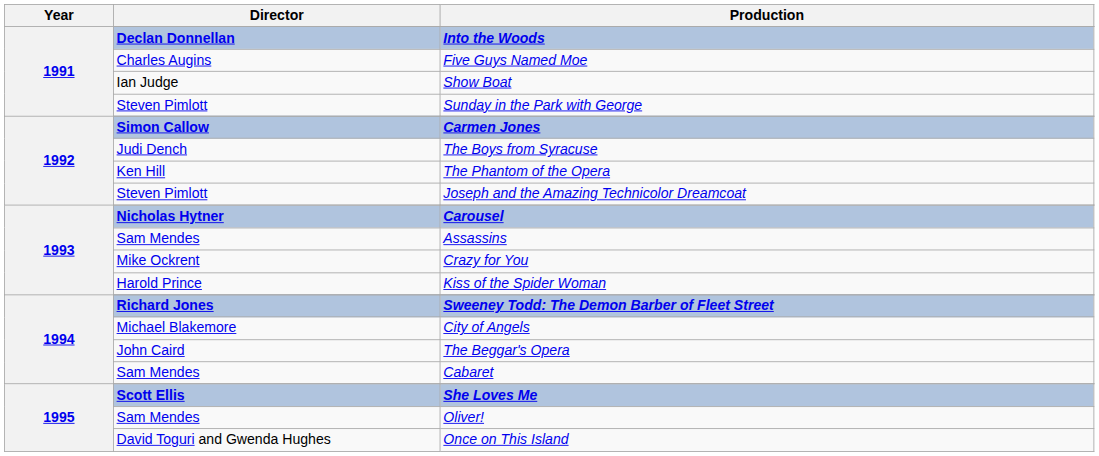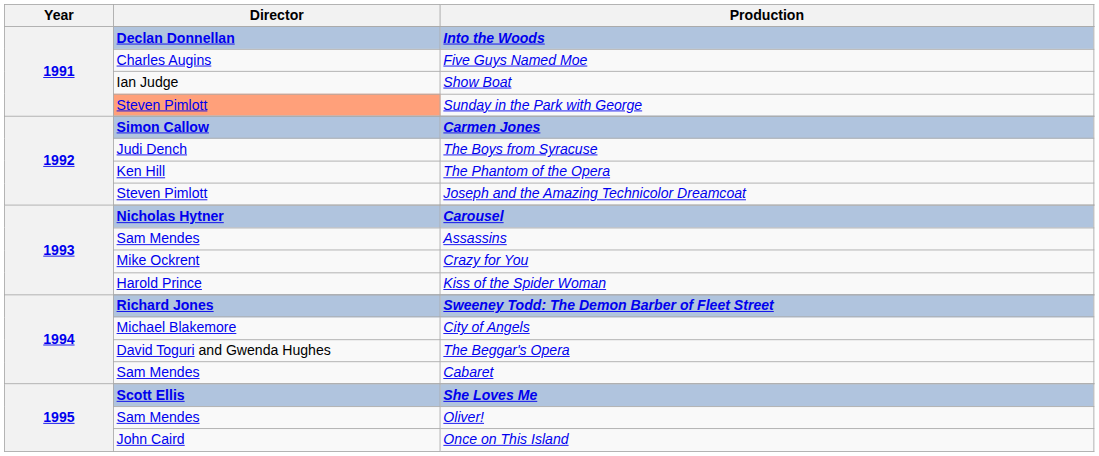(162, 104) no background -> (162, 104) lightsalmon background
(151, 350) John Caird -> (224, 350) David Toguri and Gwenda Hughes
(224, 439) David Toguri and Gwenda Hughes -> (151, 439) John Caird
